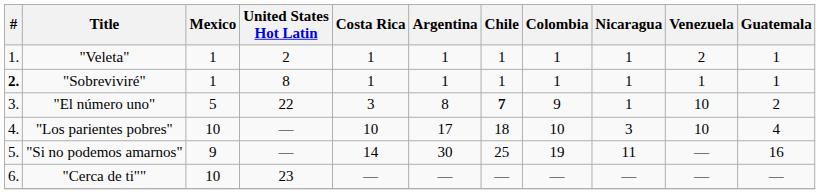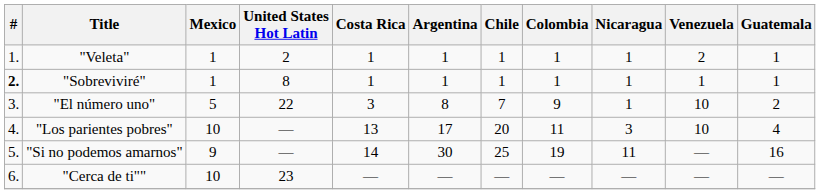(502, 104) bold -> (502, 104) normal
(371, 128) 10 -> (371, 128) 13
(502, 128) 18 -> (502, 128) 20
(557, 128) 10 -> (557, 128) 11
